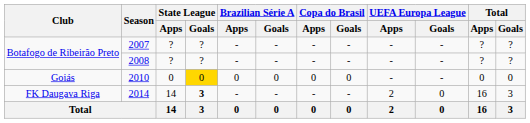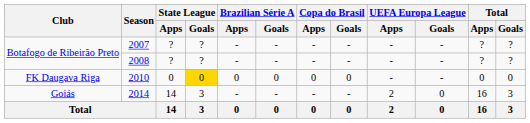(63, 77) Goiás -> (63, 77) FK Daugava Riga
(63, 93) FK Daugava Riga -> (63, 93) Goiás
(202, 93) bold -> (202, 93) normal
